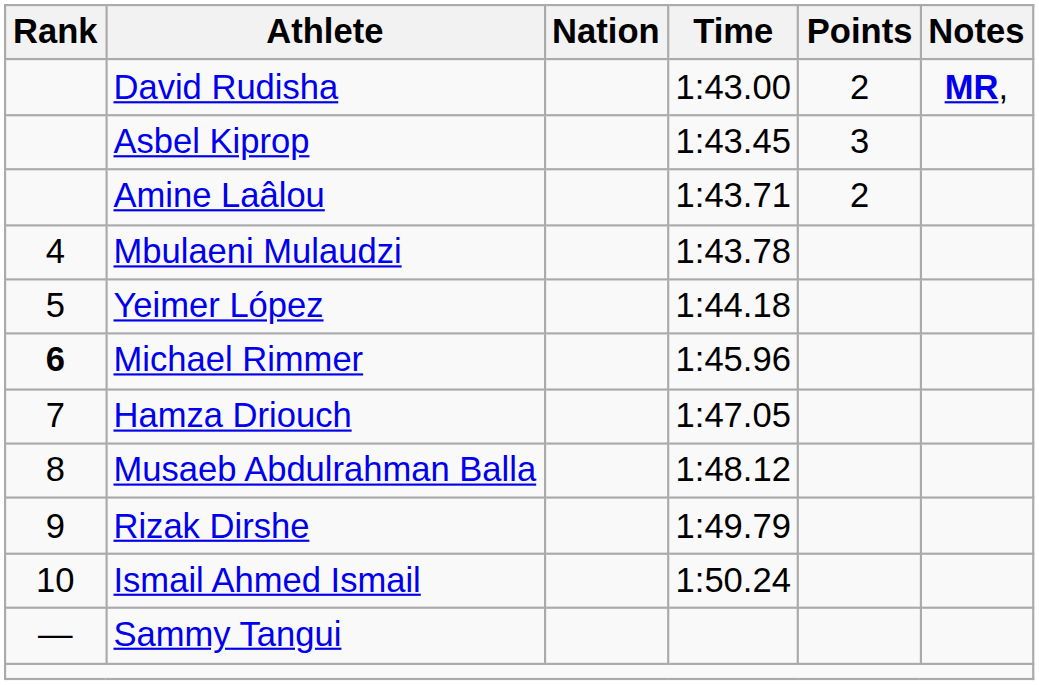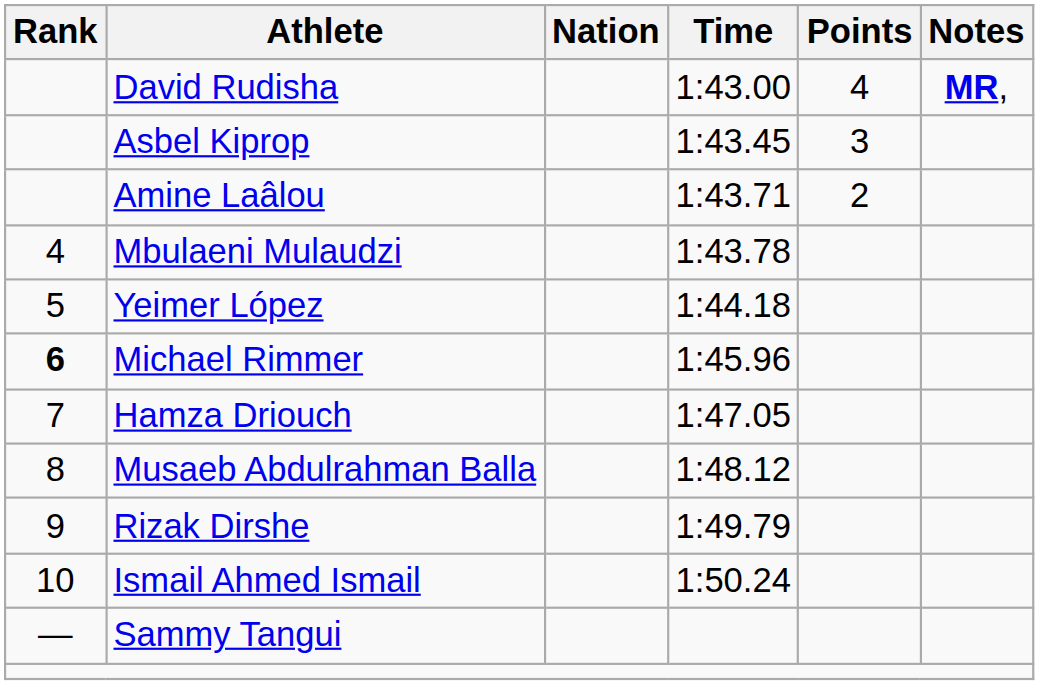(860, 86) 2 -> (860, 86) 4
